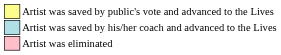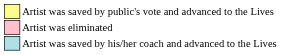rows swapped: (149, 27) <-> (67, 43)
